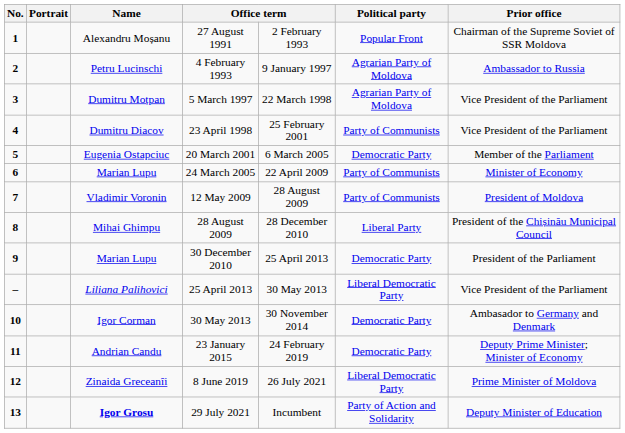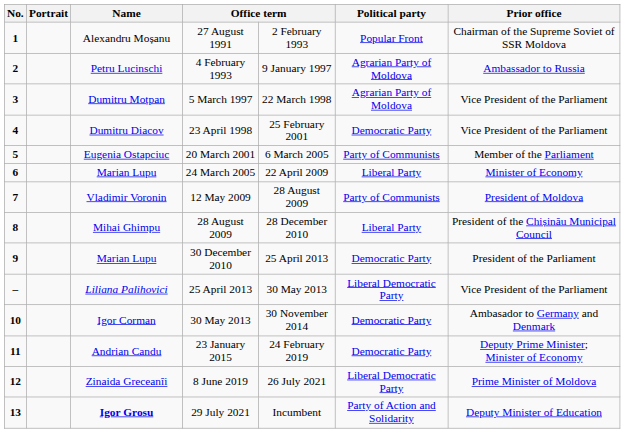(391, 130) Party of Communists -> (391, 130) Democratic Party
(391, 154) Democratic Party -> (391, 154) Party of Communists
(391, 172) Party of Communists -> (391, 172) Liberal Party
